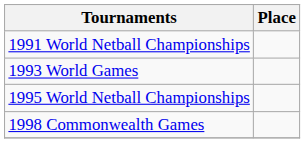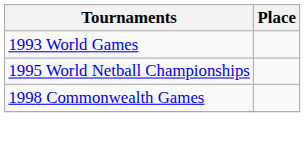- row: (129, 44)
